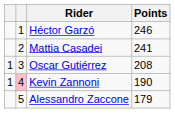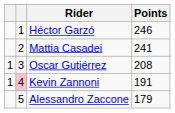(143, 83) 190 -> (143, 83) 191
